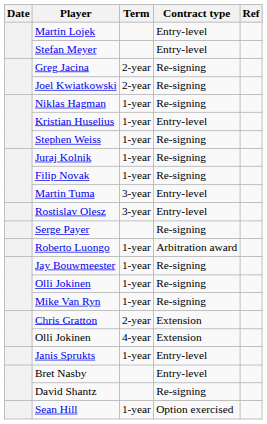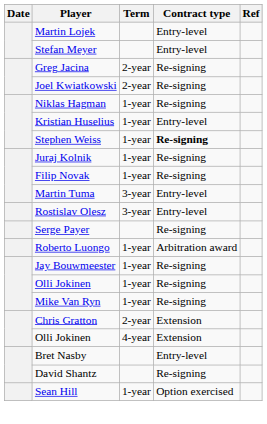(181, 139) normal -> (182, 139) bold
- row: (65, 355)
